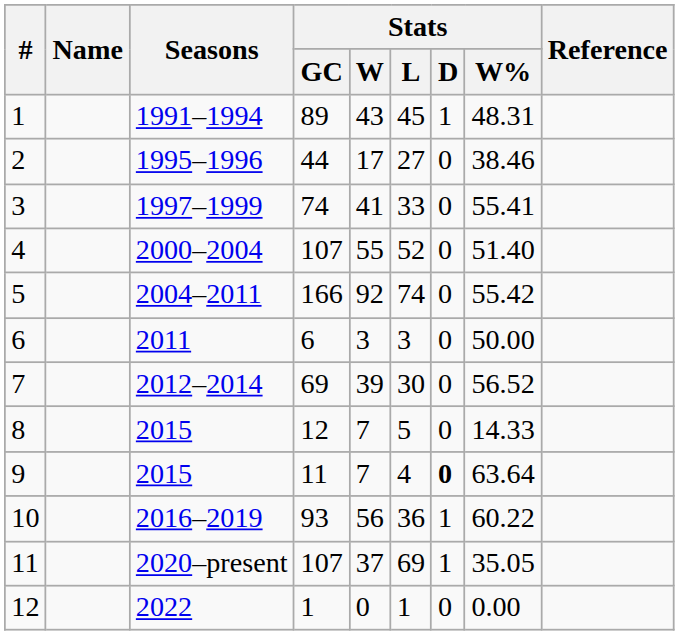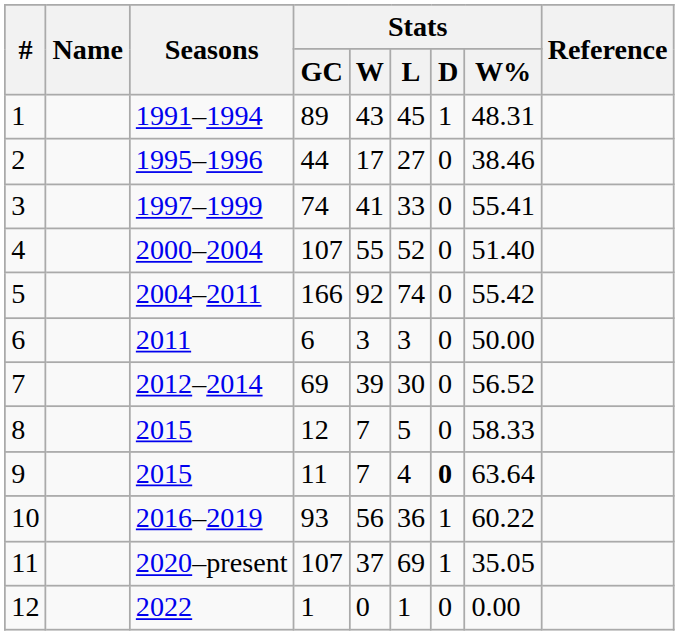(503, 428) 14.33 -> (503, 428) 58.33
